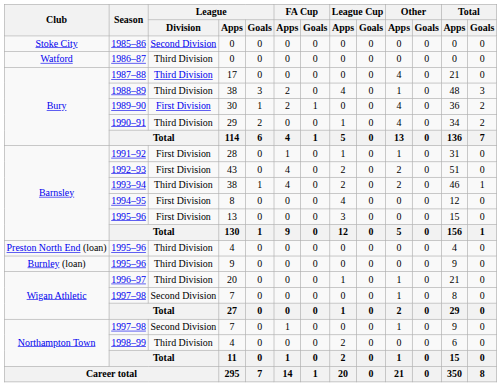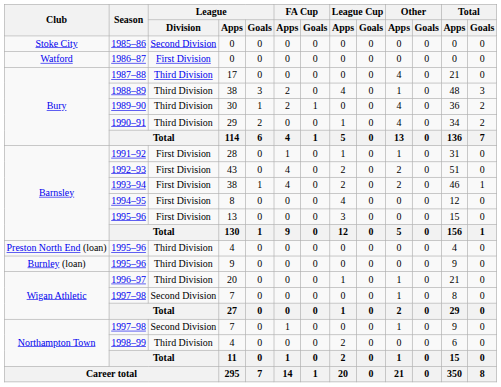(183, 59) Third Division -> (183, 59) First Division
(183, 106) First Division -> (183, 106) Third Division
(183, 185) Third Division -> (183, 185) First Division
